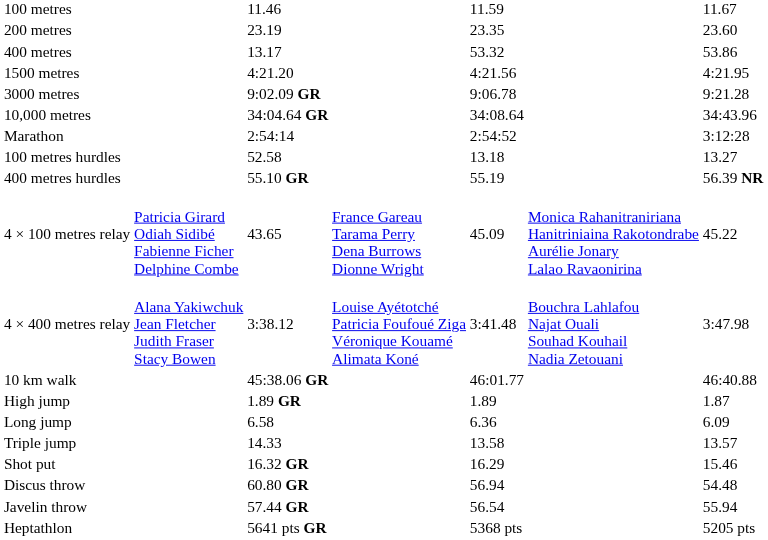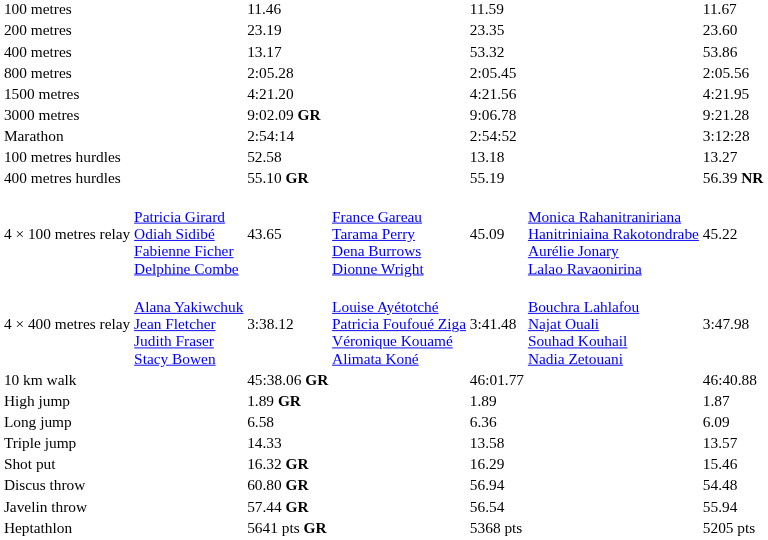+ row: (38, 72)
- row: (47, 115)
